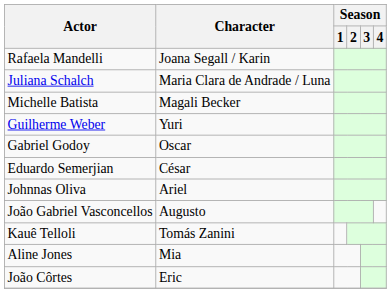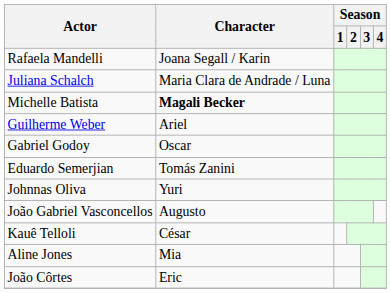(200, 102) normal -> (202, 102) bold
(171, 124) Yuri -> (173, 124) Ariel
(175, 168) César -> (197, 168) Tomás Zanini
(173, 189) Ariel -> (171, 189) Yuri
(197, 233) Tomás Zanini -> (175, 233) César
